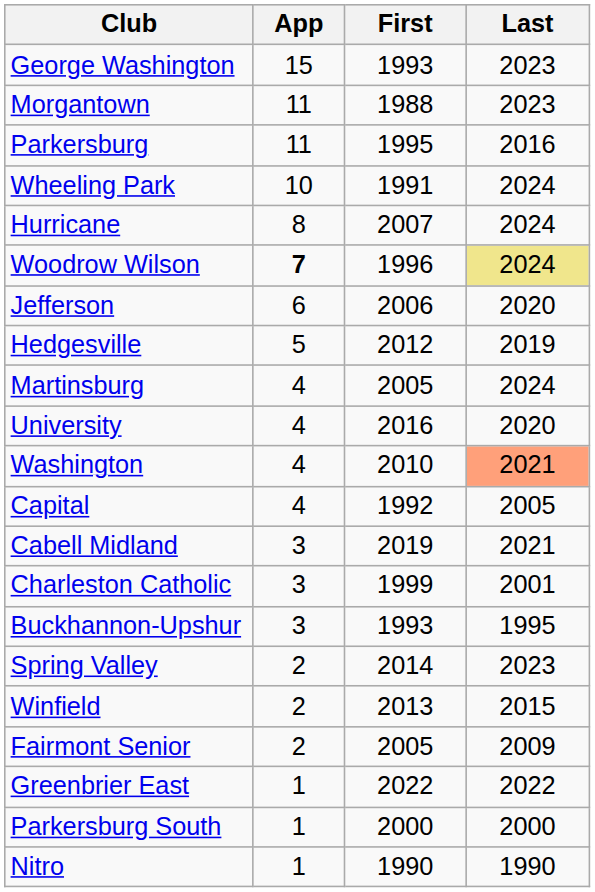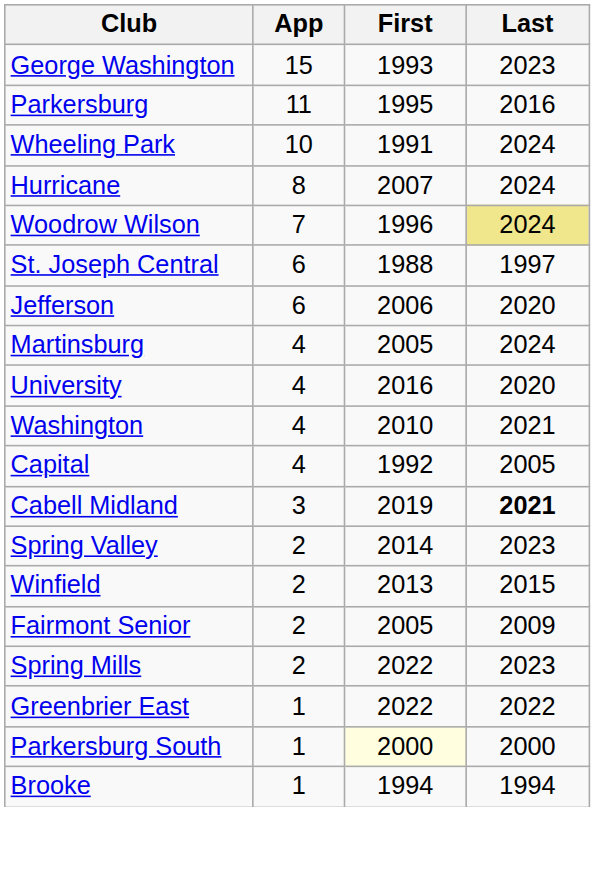- row: (80, 104)
(299, 265) bold -> (299, 225) normal
+ row: (115, 265)
- row: (76, 345)
(527, 465) lightsalmon background -> (527, 425) no background
(527, 545) normal -> (527, 505) bold
- row: (121, 585)
- row: (126, 625)
+ row: (76, 666)
(405, 826) no background -> (405, 746) lightyellow background
+ row: (51, 786)
- row: (37, 866)
